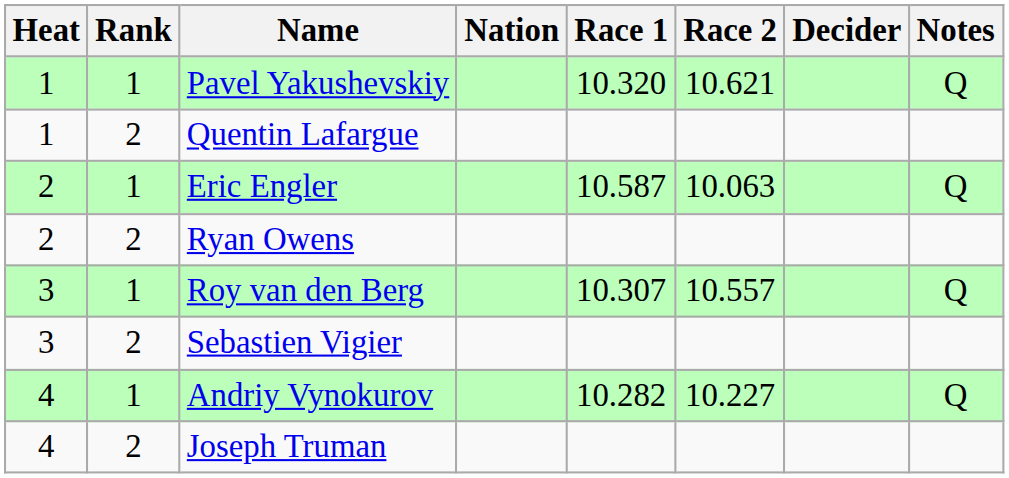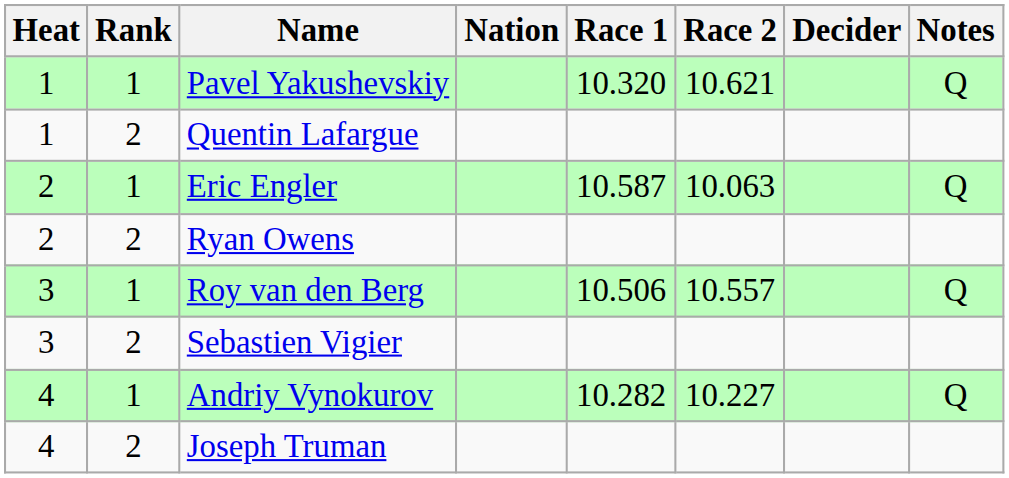(621, 290) 10.307 -> (621, 290) 10.506
